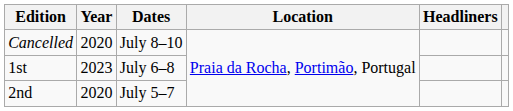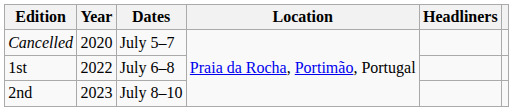(151, 42) July 8–10 -> (147, 42) July 5–7
(96, 67) 2023 -> (96, 67) 2022
(96, 93) 2020 -> (96, 93) 2023
(147, 93) July 5–7 -> (151, 93) July 8–10
